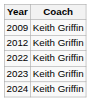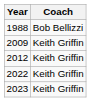+ row: (17, 27)
- row: (17, 89)
